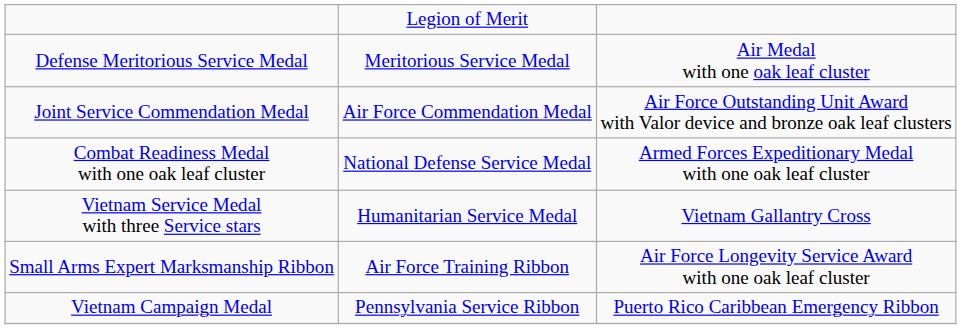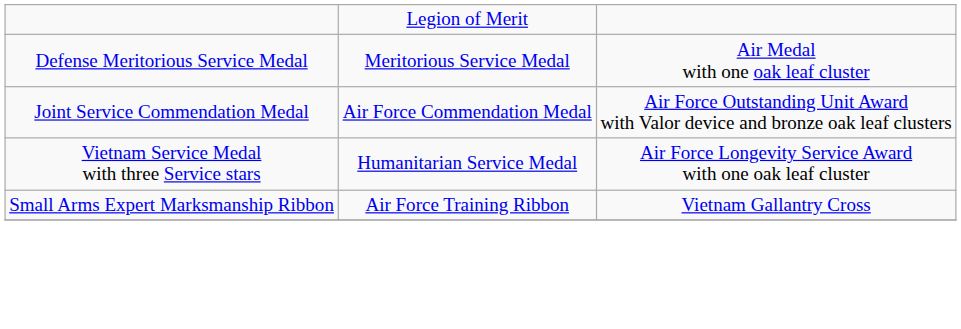- row: (172, 163)
(776, 215) Vietnam Gallantry Cross -> (776, 163) Air Force Longevity Service Award with one oak leaf cluster
(776, 266) Air Force Longevity Service Award with one oak leaf cluster -> (776, 204) Vietnam Gallantry Cross
- row: (172, 307)
